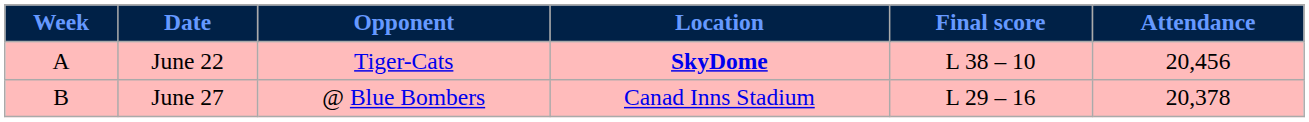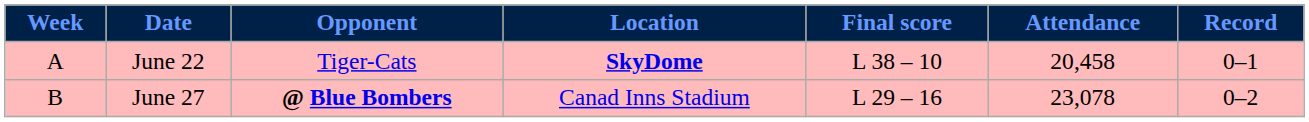+ column: (1241, 23)
(1198, 60) 20,456 -> (1083, 60) 20,458
(404, 97) normal -> (367, 97) bold
(1198, 97) 20,378 -> (1083, 97) 23,078
